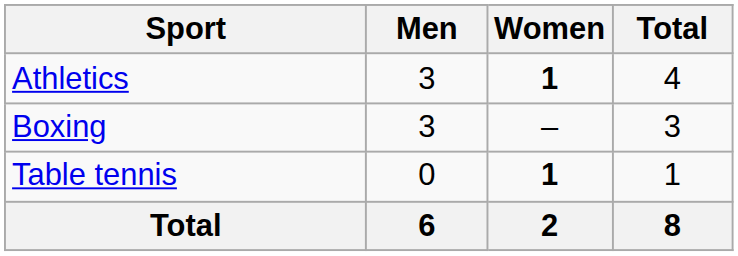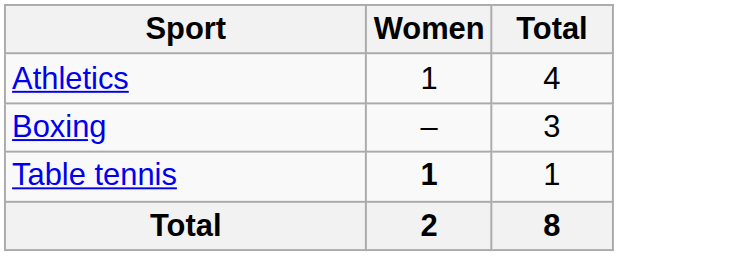- column: (427, 28)
(550, 77) bold -> (429, 77) normal
